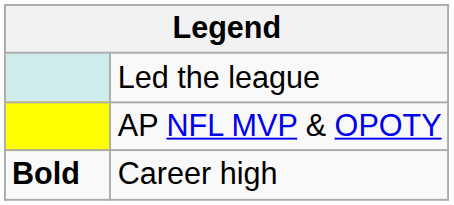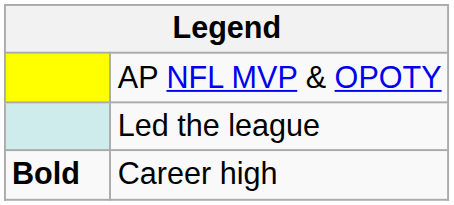rows swapped: (219, 77) <-> (280, 125)
